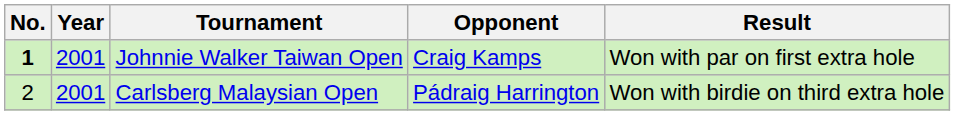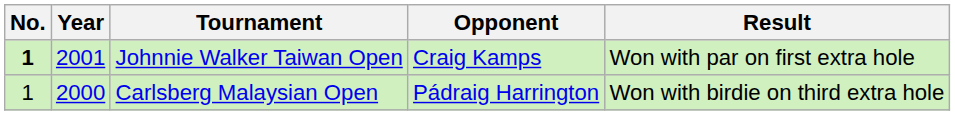(28, 93) 2 -> (28, 93) 1
(81, 93) 2001 -> (81, 93) 2000
